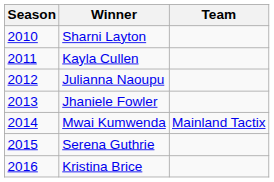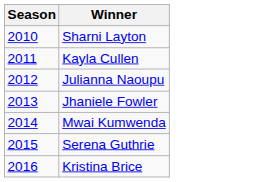- column: (219, 15)
